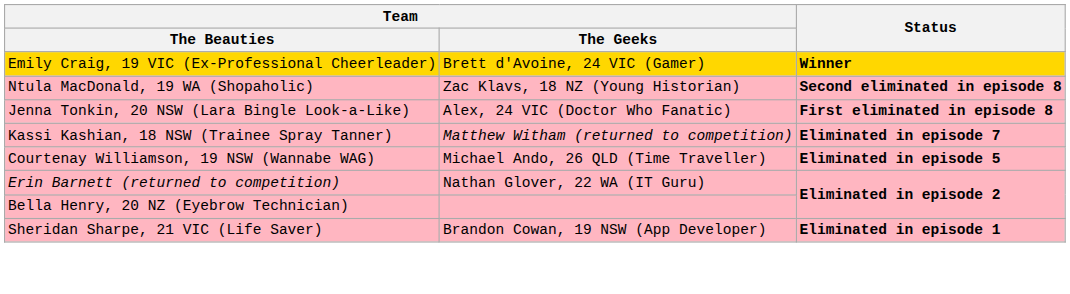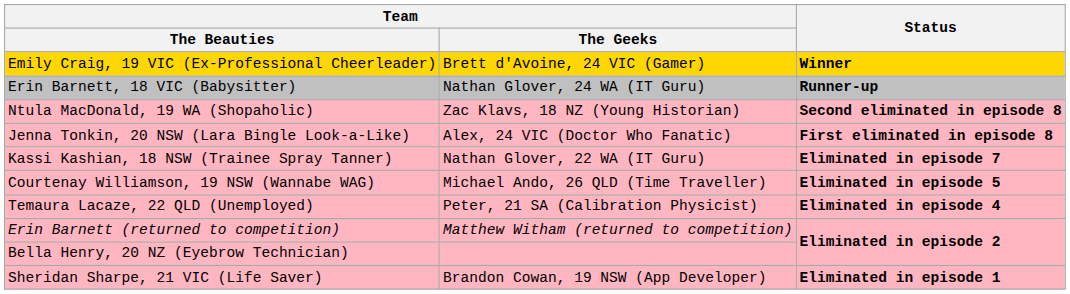+ row: (152, 88)
(618, 135) Matthew Witham (returned to competition) -> (574, 159) Nathan Glover, 22 WA (IT Guru)
+ row: (161, 206)
(574, 183) Nathan Glover, 22 WA (IT Guru) -> (618, 230) Matthew Witham (returned to competition)
